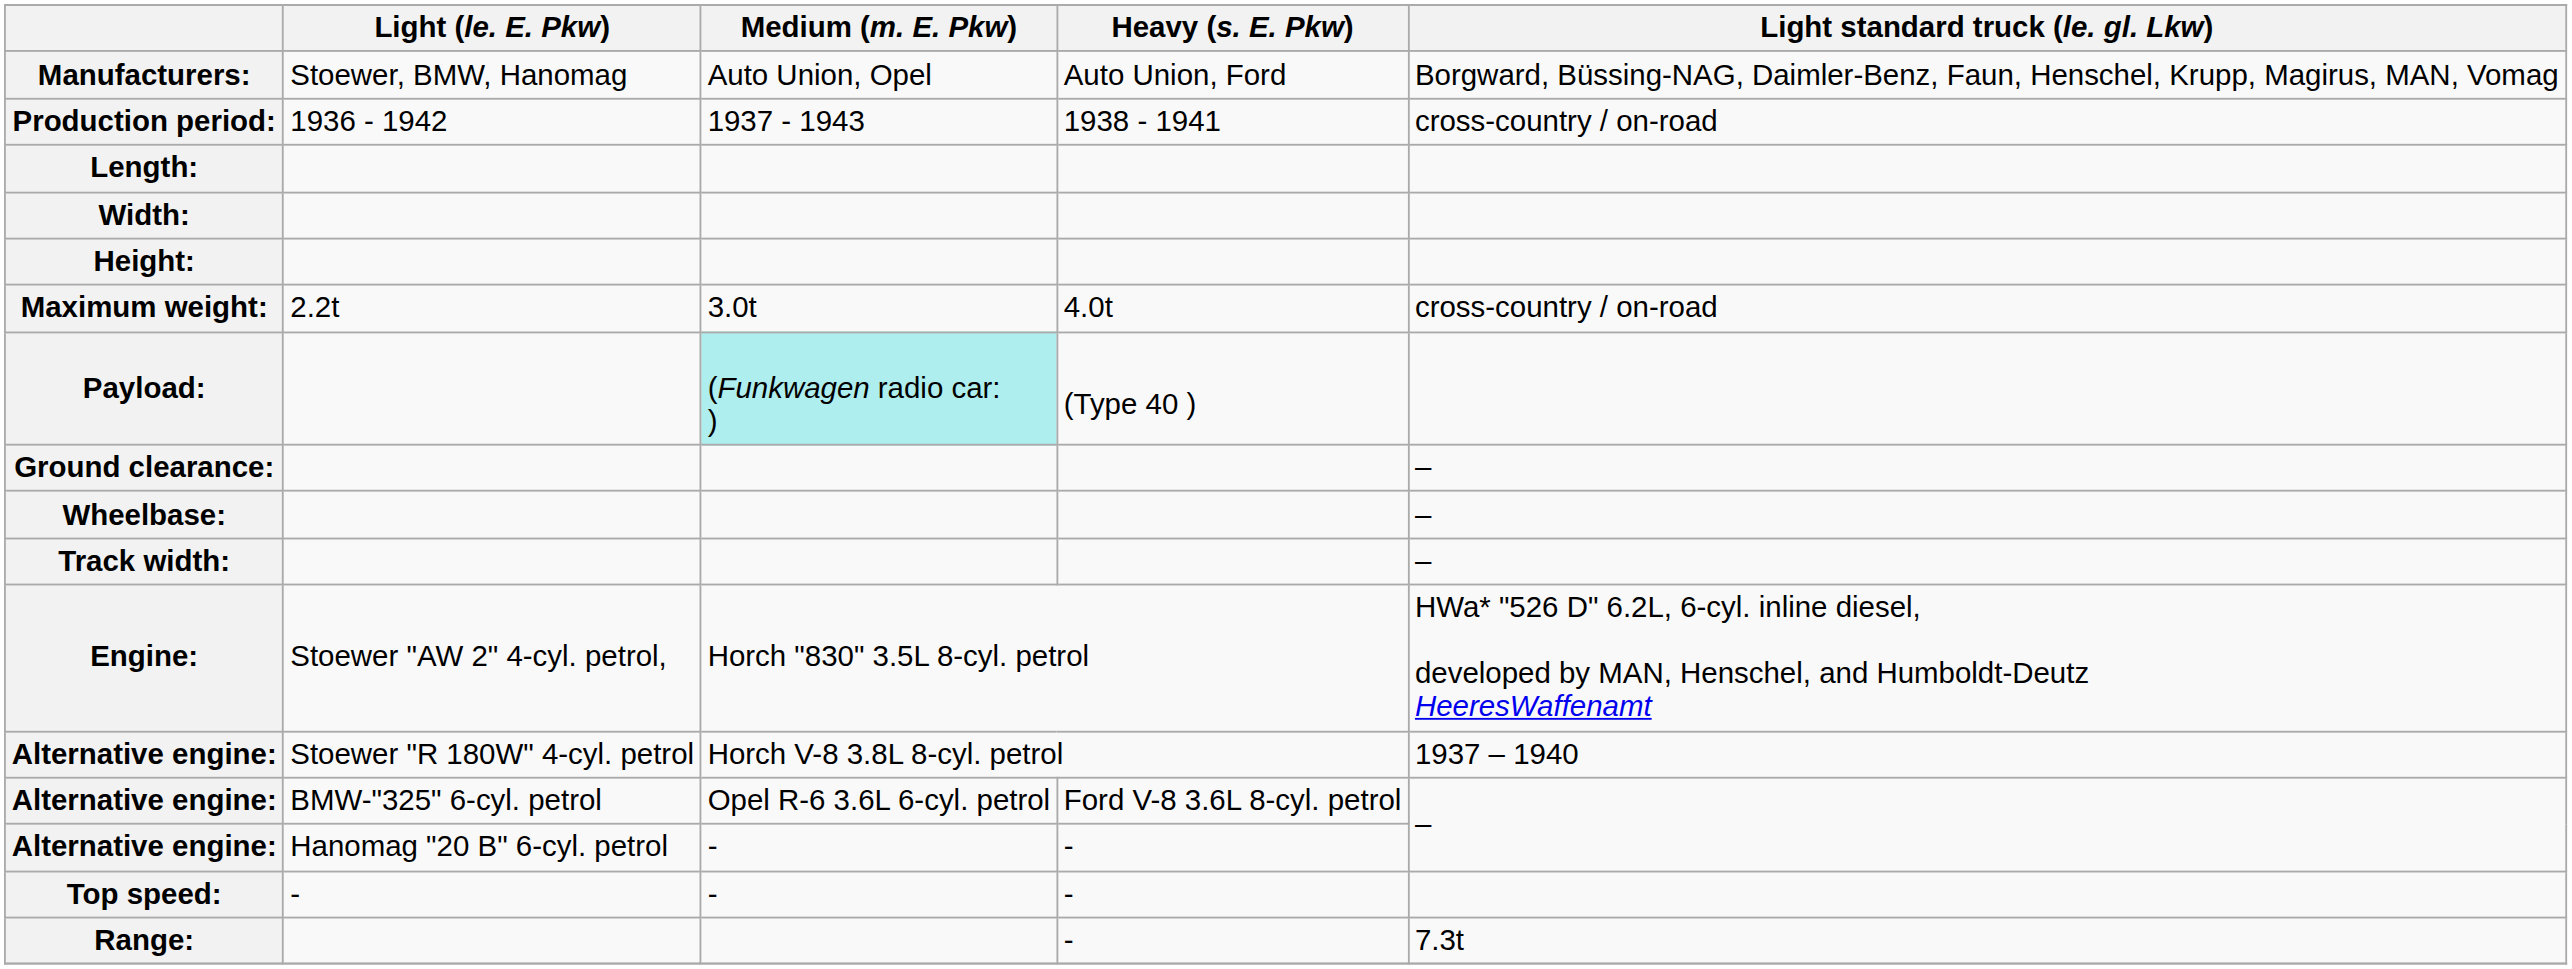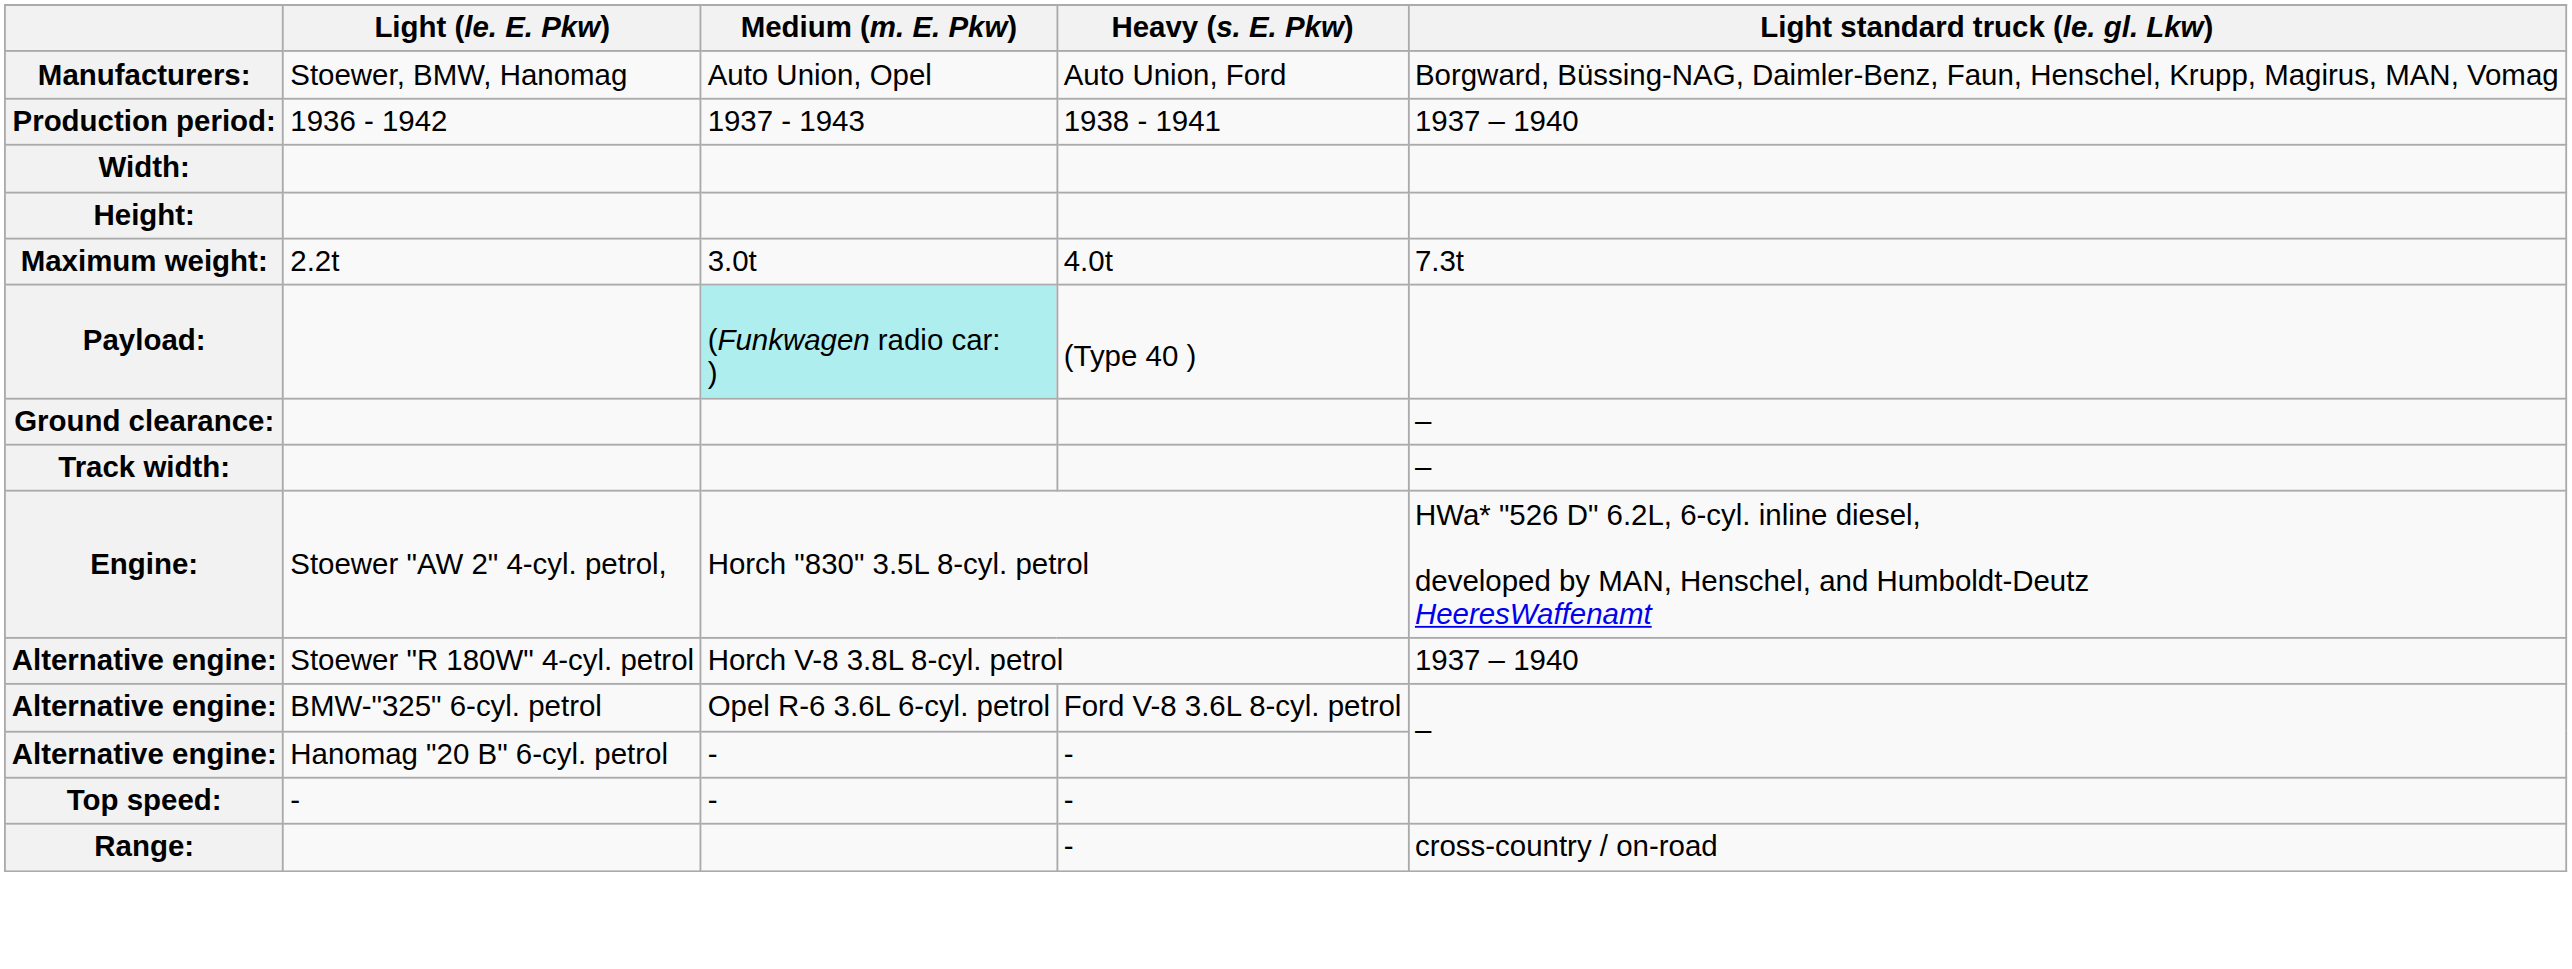(1566, 121) cross-country / on-road -> (1497, 121) 1937 – 1940
- row: (144, 167)
(1566, 307) cross-country / on-road -> (1439, 261) 7.3t
- row: (144, 514)
(1439, 940) 7.3t -> (1566, 847) cross-country / on-road
